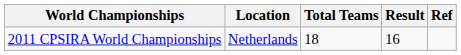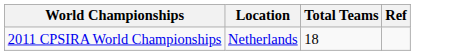- column: (405, 15)
